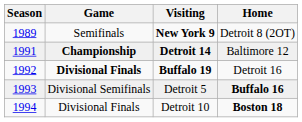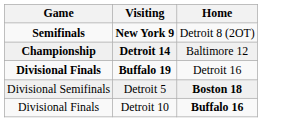- column: (25, 13)
(99, 32) normal -> (59, 32) bold
(258, 88) Buffalo 16 -> (217, 88) Boston 18
(258, 107) Boston 18 -> (217, 107) Buffalo 16
